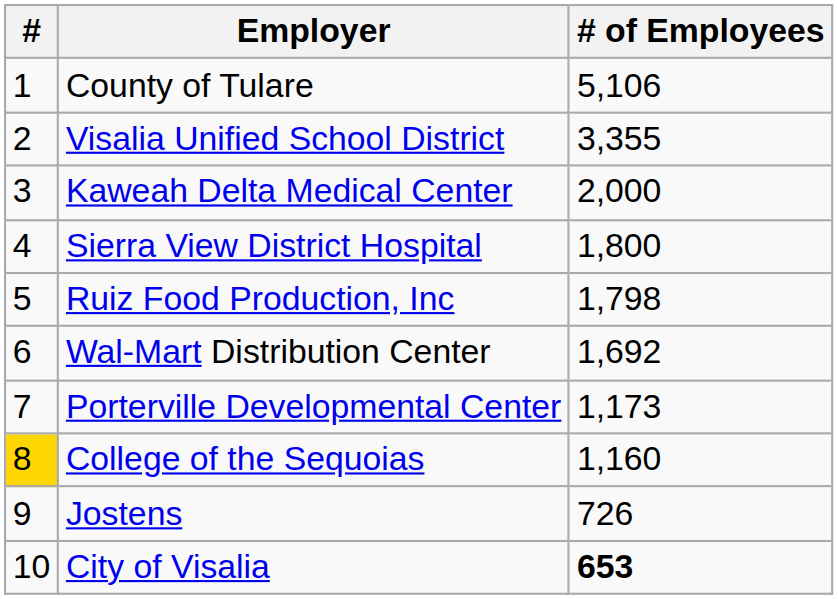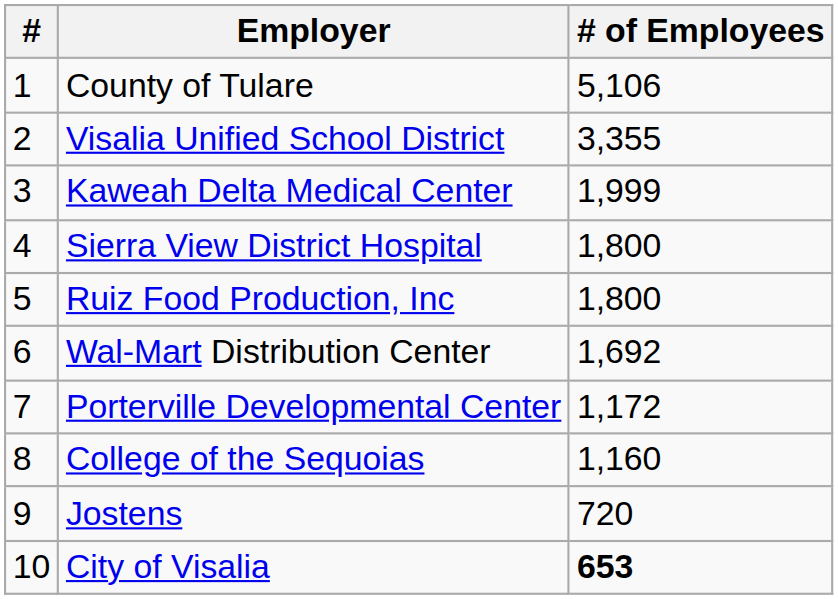(619, 191) 2,000 -> (619, 191) 1,999
(619, 298) 1,798 -> (619, 298) 1,800
(619, 406) 1,173 -> (619, 406) 1,172
(22, 459) gold background -> (22, 459) no background
(605, 513) 726 -> (605, 513) 720
